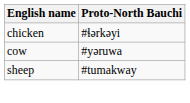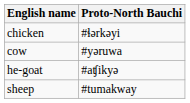+ row: (25, 70)
